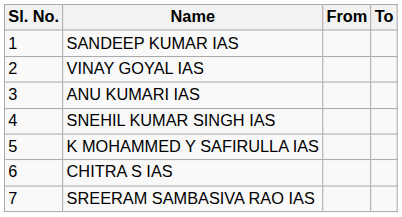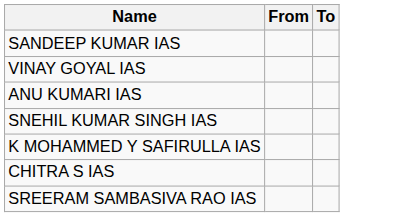- column: (34, 17)
